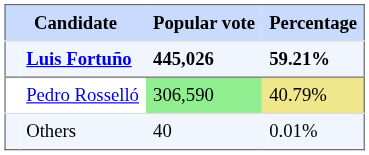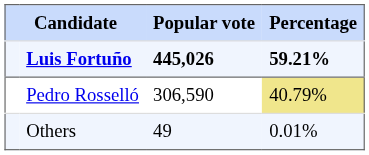(183, 95) lightgreen background -> (183, 95) no background
(162, 131) 40 -> (162, 131) 49
